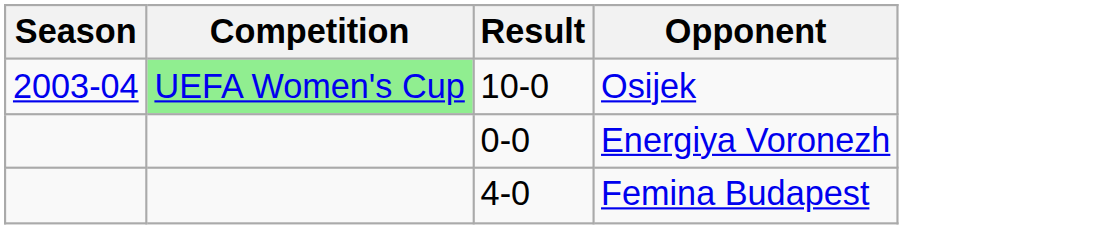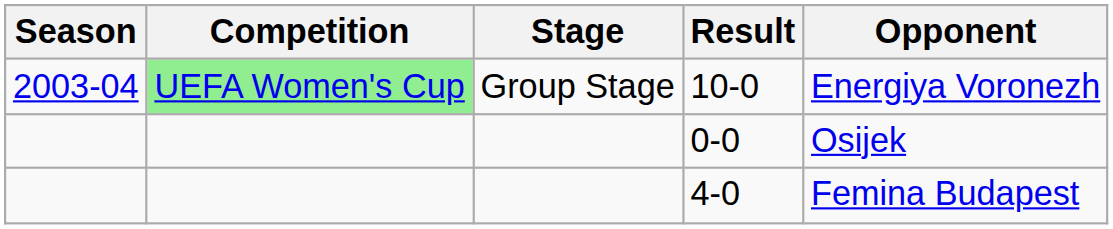+ column: (578, 31)
(649, 85) Osijek -> (956, 85) Energiya Voronezh
(746, 140) Energiya Voronezh -> (859, 140) Osijek
